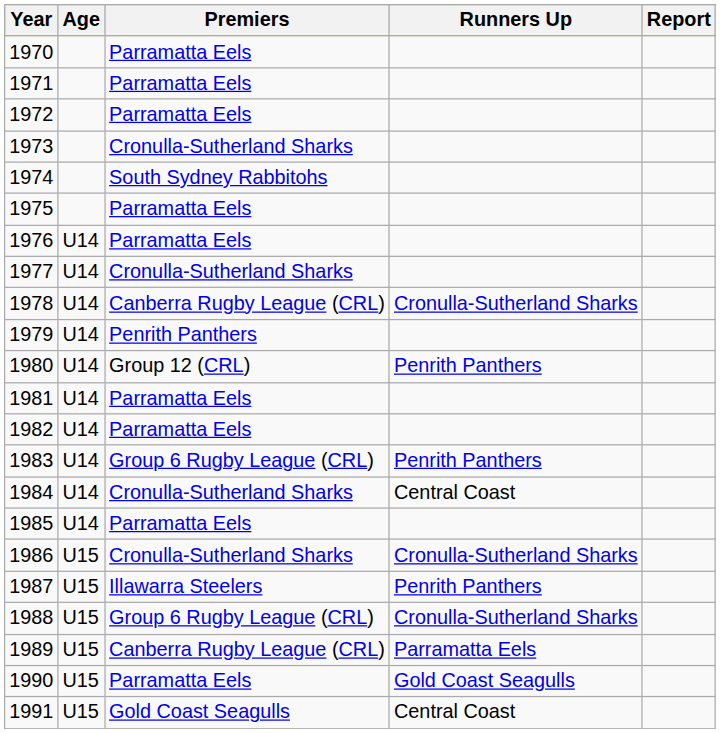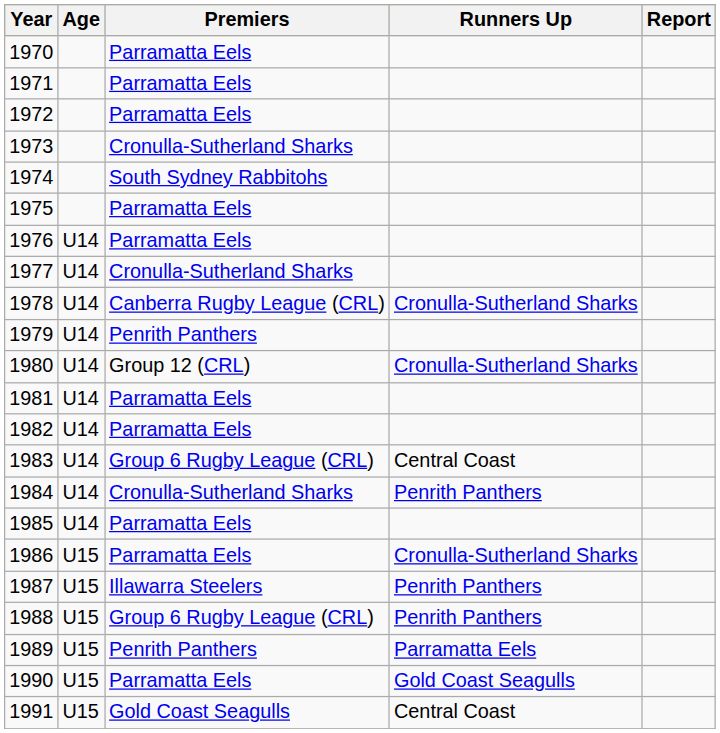(468, 366) Penrith Panthers -> (516, 366) Cronulla-Sutherland Sharks
(468, 460) Penrith Panthers -> (455, 460) Central Coast
(455, 492) Central Coast -> (468, 492) Penrith Panthers
(231, 555) Cronulla-Sutherland Sharks -> (180, 555) Parramatta Eels
(516, 618) Cronulla-Sutherland Sharks -> (468, 618) Penrith Panthers
(247, 649) Canberra Rugby League (CRL) -> (183, 649) Penrith Panthers
